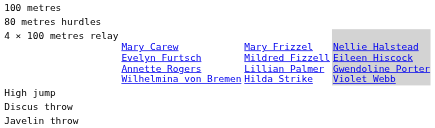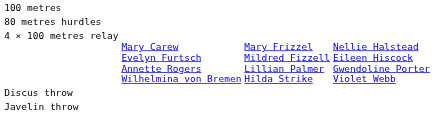(381, 63) lightgrey background -> (381, 63) no background
- row: (30, 93)
